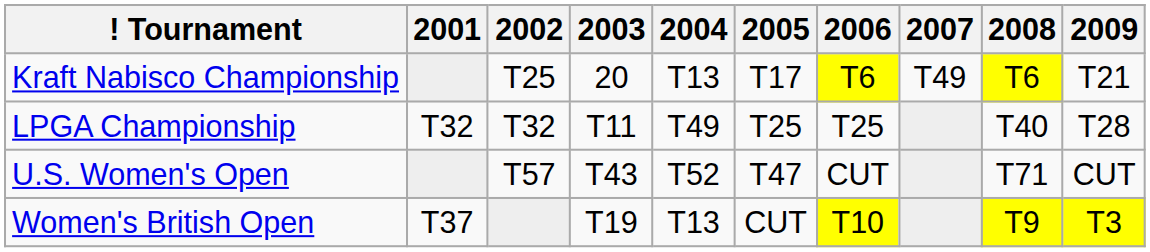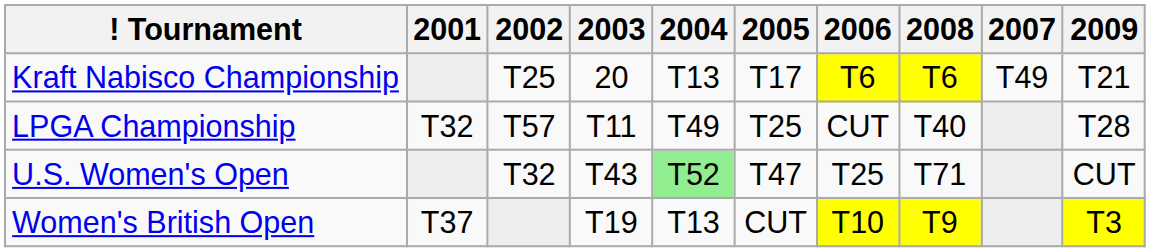columns swapped: (940, 29) <-> (1022, 29)
(529, 126) T32 -> (529, 126) T57
(858, 126) T25 -> (858, 126) CUT
(529, 174) T57 -> (529, 174) T32
(694, 174) no background -> (694, 174) lightgreen background
(858, 174) CUT -> (858, 174) T25
